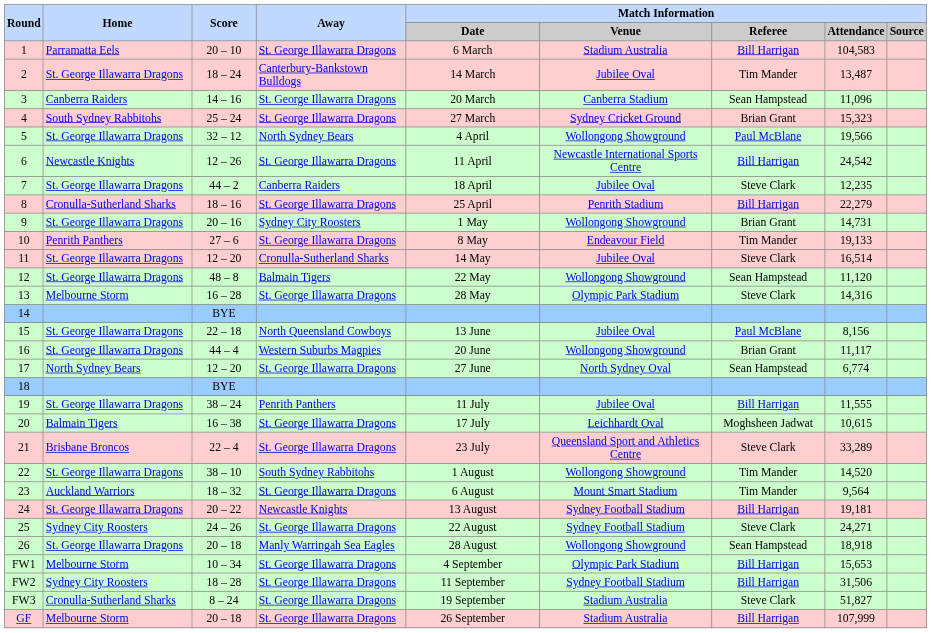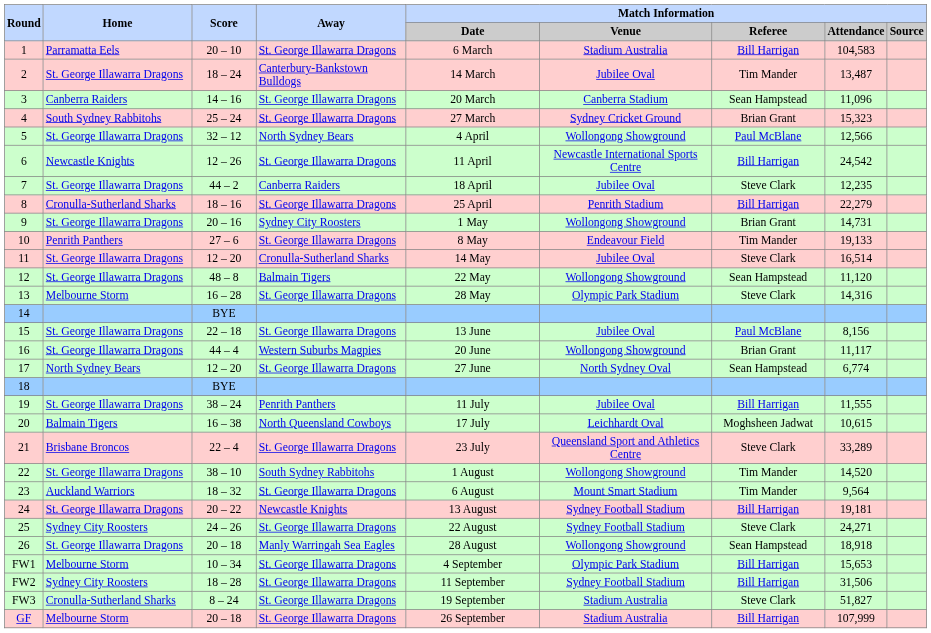(856, 136) 19,566 -> (856, 136) 12,566
(325, 331) North Queensland Cowboys -> (327, 331) St. George Illawarra Dragons
(327, 423) St. George Illawarra Dragons -> (325, 423) North Queensland Cowboys
